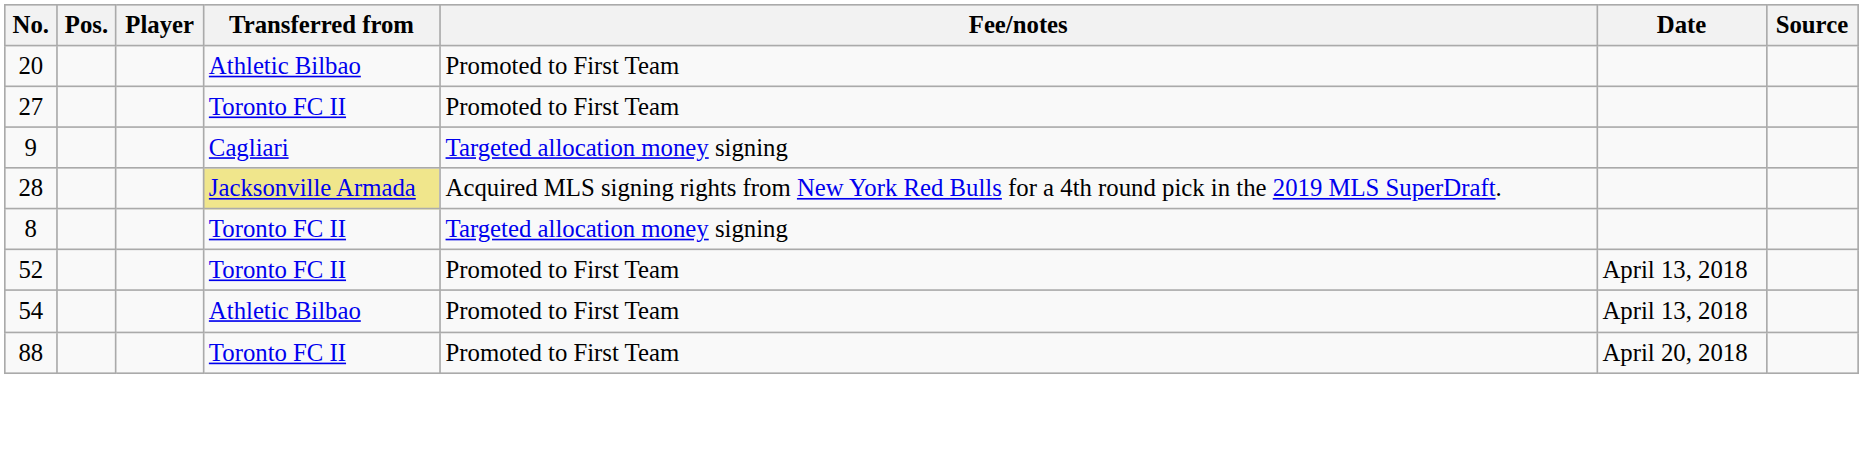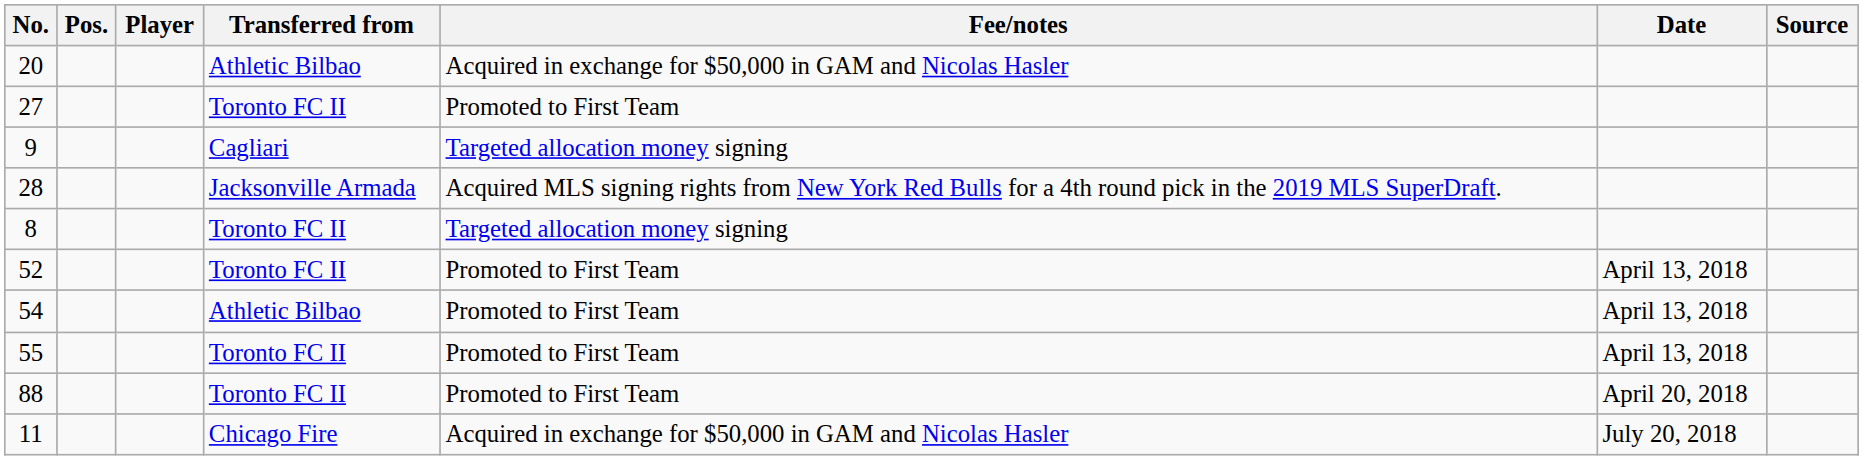(562, 65) Promoted to First Team -> (757, 65) Acquired in exchange for $50,000 in GAM and Nicolas Hasler
(312, 188) khaki background -> (312, 188) no background
+ row: (31, 351)
+ row: (31, 433)
